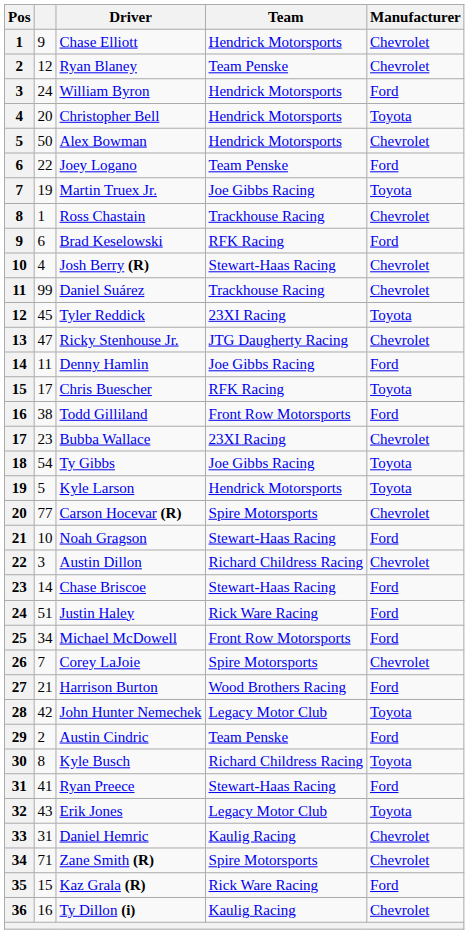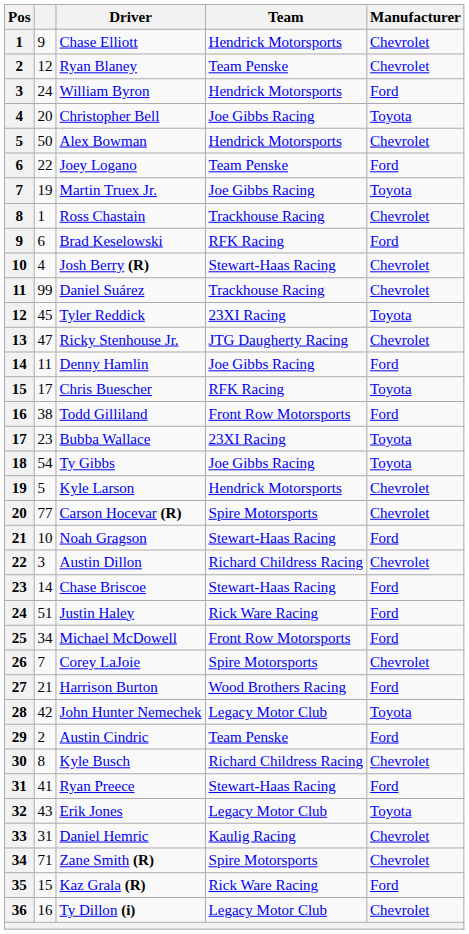(275, 116) Hendrick Motorsports -> (262, 116) Joe Gibbs Racing
(400, 438) Chevrolet -> (391, 438) Toyota
(391, 488) Toyota -> (400, 488) Chevrolet
(391, 761) Toyota -> (400, 761) Chevrolet
(252, 910) Kaulig Racing -> (268, 910) Legacy Motor Club
